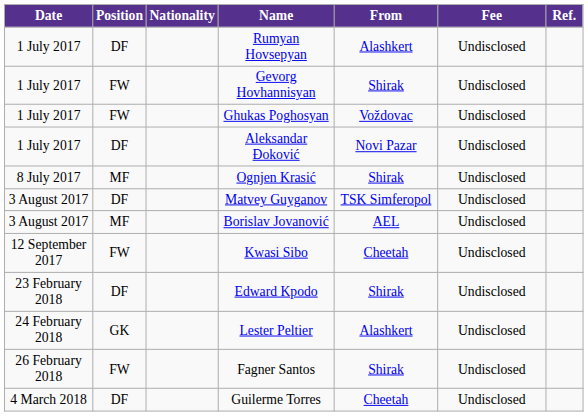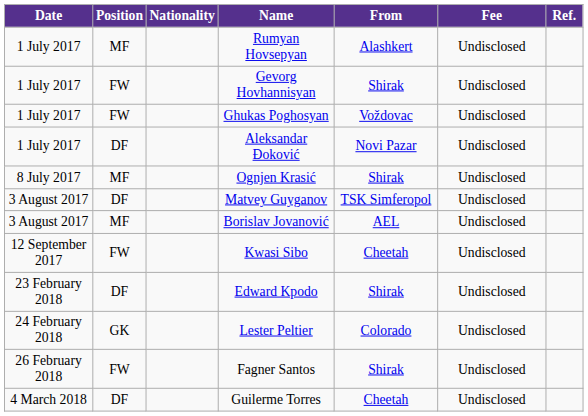(119, 46) DF -> (119, 46) MF
(386, 330) Alashkert -> (386, 330) Colorado
